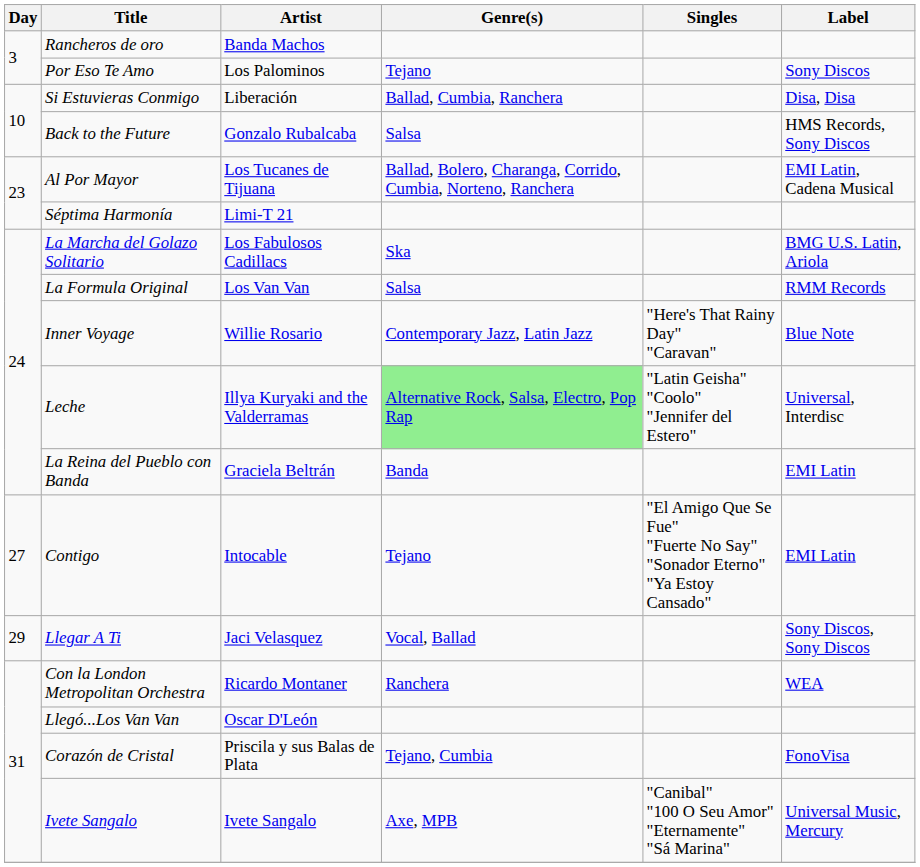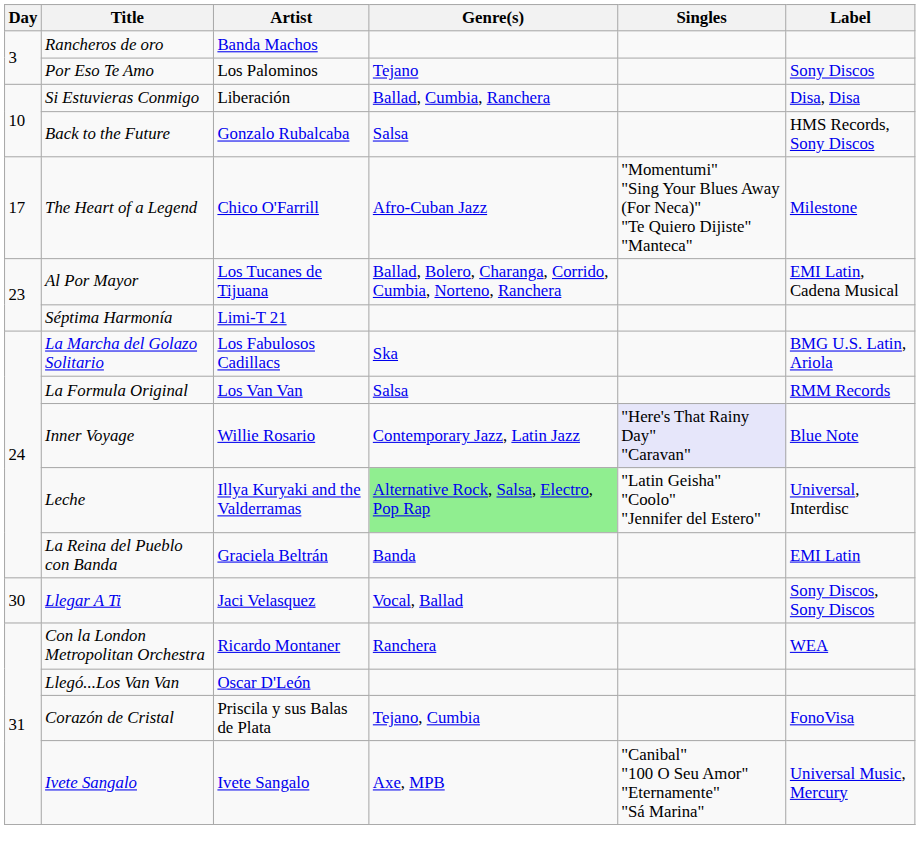+ row: (121, 207)
(711, 333) no background -> (685, 435) lavender background
- row: (72, 554)
(17, 638) 29 -> (17, 600) 30
